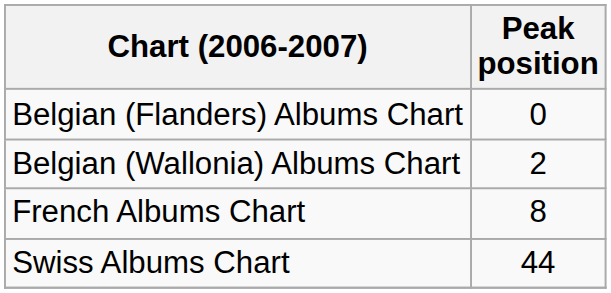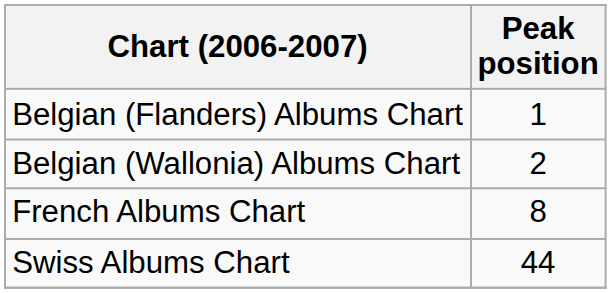(538, 113) 0 -> (538, 113) 1
